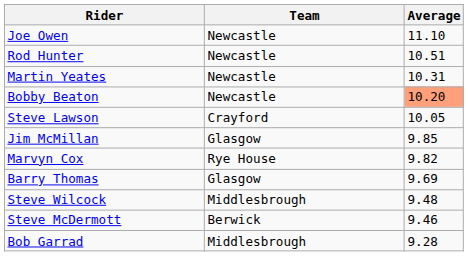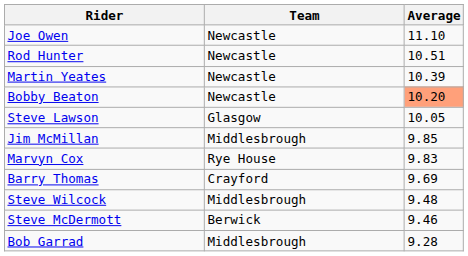(426, 76) 10.31 -> (426, 76) 10.39
(238, 118) Crayford -> (234, 118) Glasgow
(234, 138) Glasgow -> (257, 138) Middlesbrough
(423, 159) 9.82 -> (423, 159) 9.83
(234, 179) Glasgow -> (238, 179) Crayford
